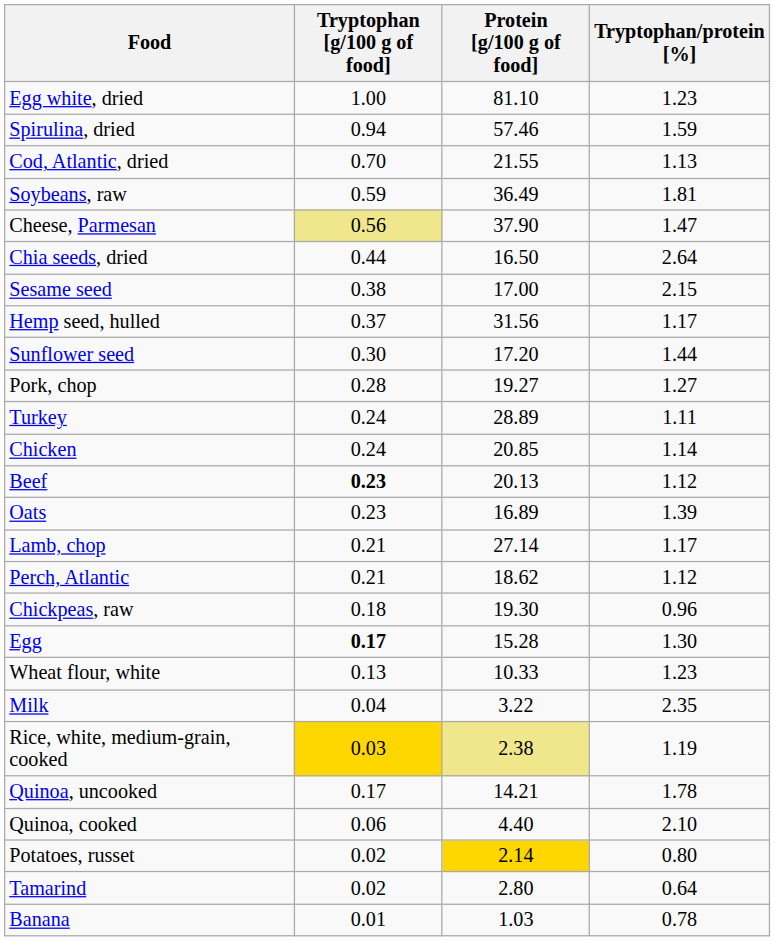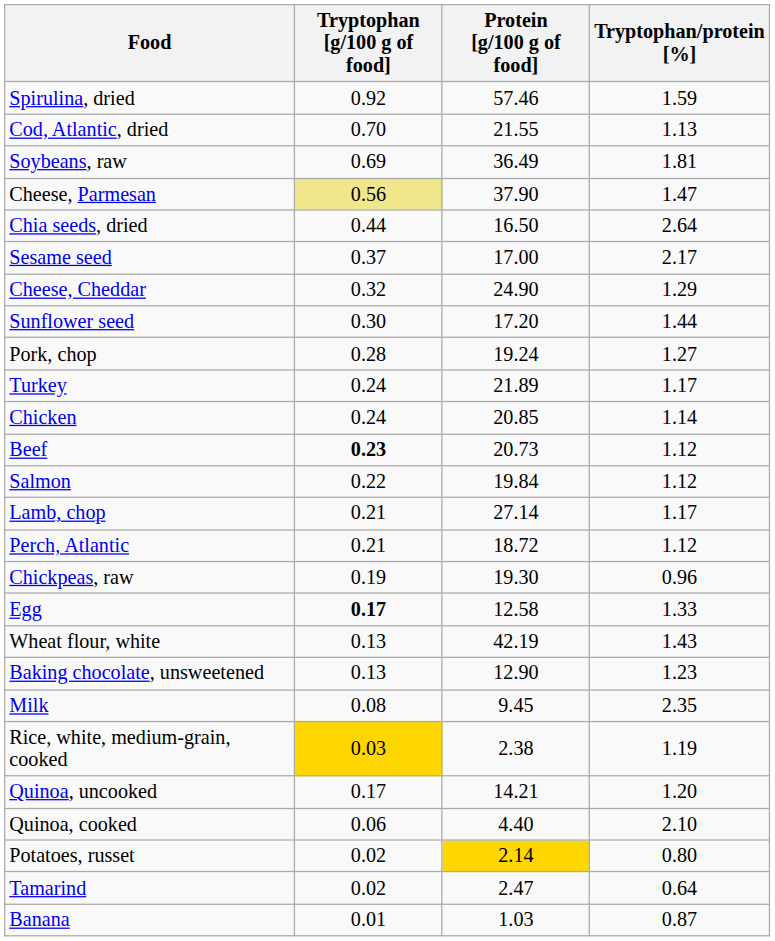- row: (76, 97)
(368, 129) 0.94 -> (368, 97) 0.92
(368, 193) 0.59 -> (368, 161) 0.69
(368, 289) 0.38 -> (368, 257) 0.37
(679, 289) 2.15 -> (679, 257) 2.17
- row: (85, 321)
+ row: (78, 289)
(516, 385) 19.27 -> (516, 353) 19.24
(516, 417) 28.89 -> (516, 385) 21.89
(679, 417) 1.11 -> (679, 385) 1.17
(516, 481) 20.13 -> (516, 449) 20.73
- row: (28, 513)
+ row: (40, 481)
(516, 577) 18.62 -> (516, 545) 18.72
(368, 609) 0.18 -> (368, 577) 0.19
(516, 641) 15.28 -> (516, 609) 12.58
(679, 641) 1.30 -> (679, 609) 1.33
(516, 673) 10.33 -> (516, 641) 42.19
(679, 673) 1.23 -> (679, 641) 1.43
+ row: (137, 673)
(368, 705) 0.04 -> (368, 705) 0.08
(516, 705) 3.22 -> (516, 705) 9.45
(516, 748) khaki background -> (516, 748) no background
(679, 791) 1.78 -> (679, 791) 1.20
(516, 887) 2.80 -> (516, 887) 2.47
(679, 919) 0.78 -> (679, 919) 0.87
